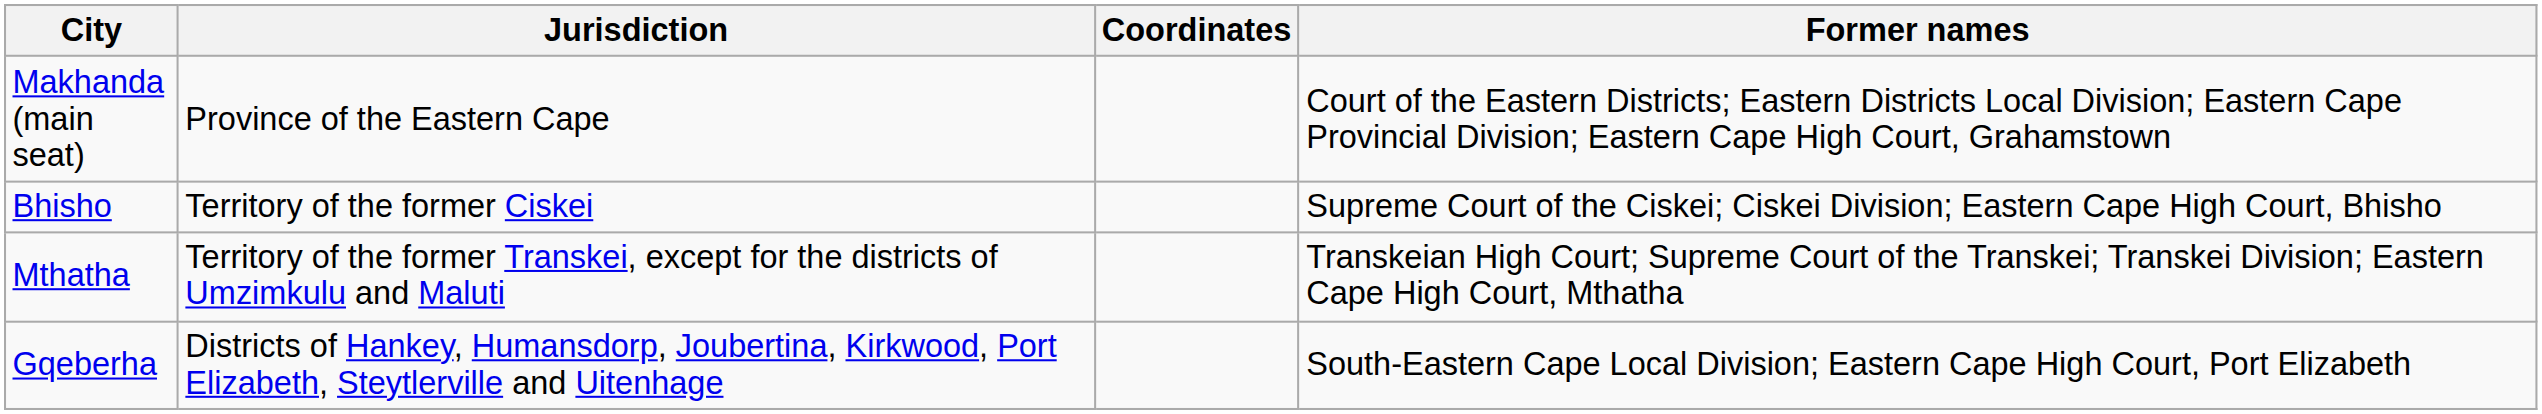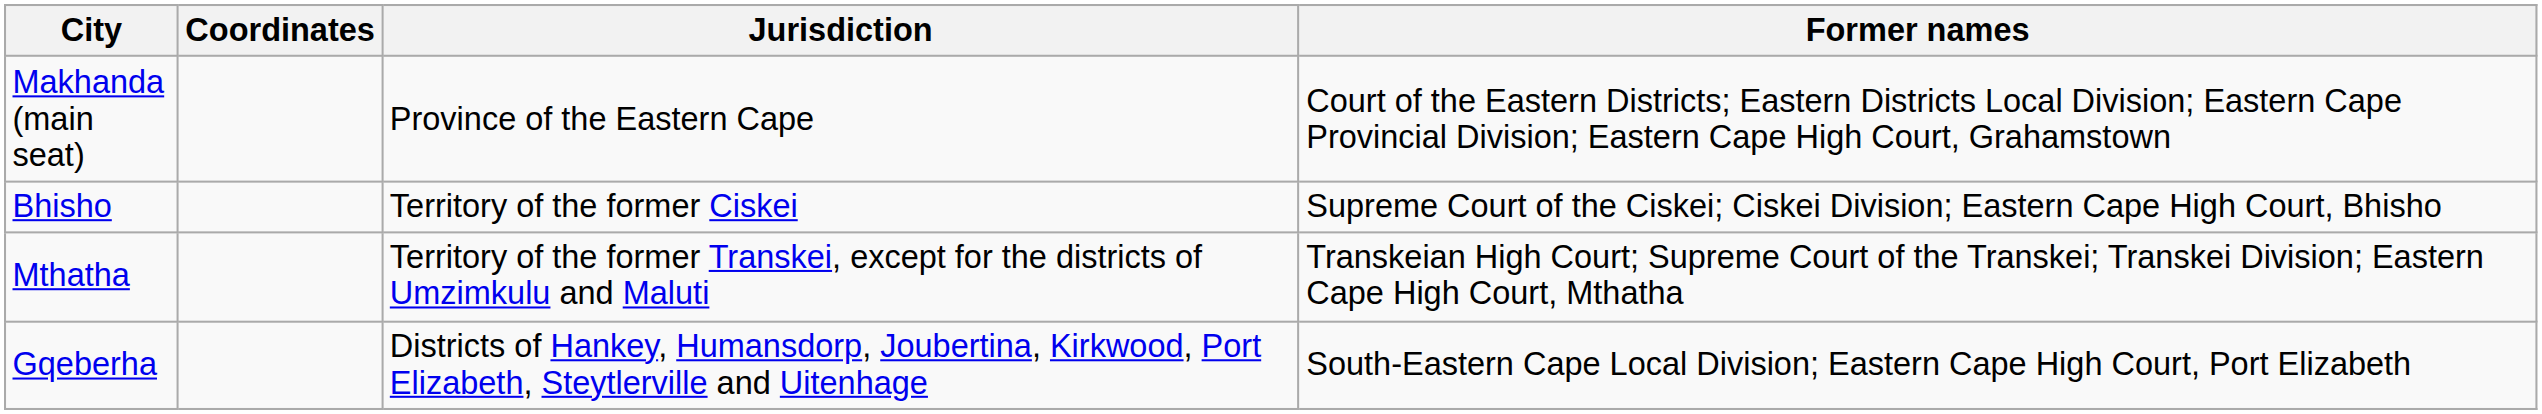columns swapped: (1197, 30) <-> (636, 30)
